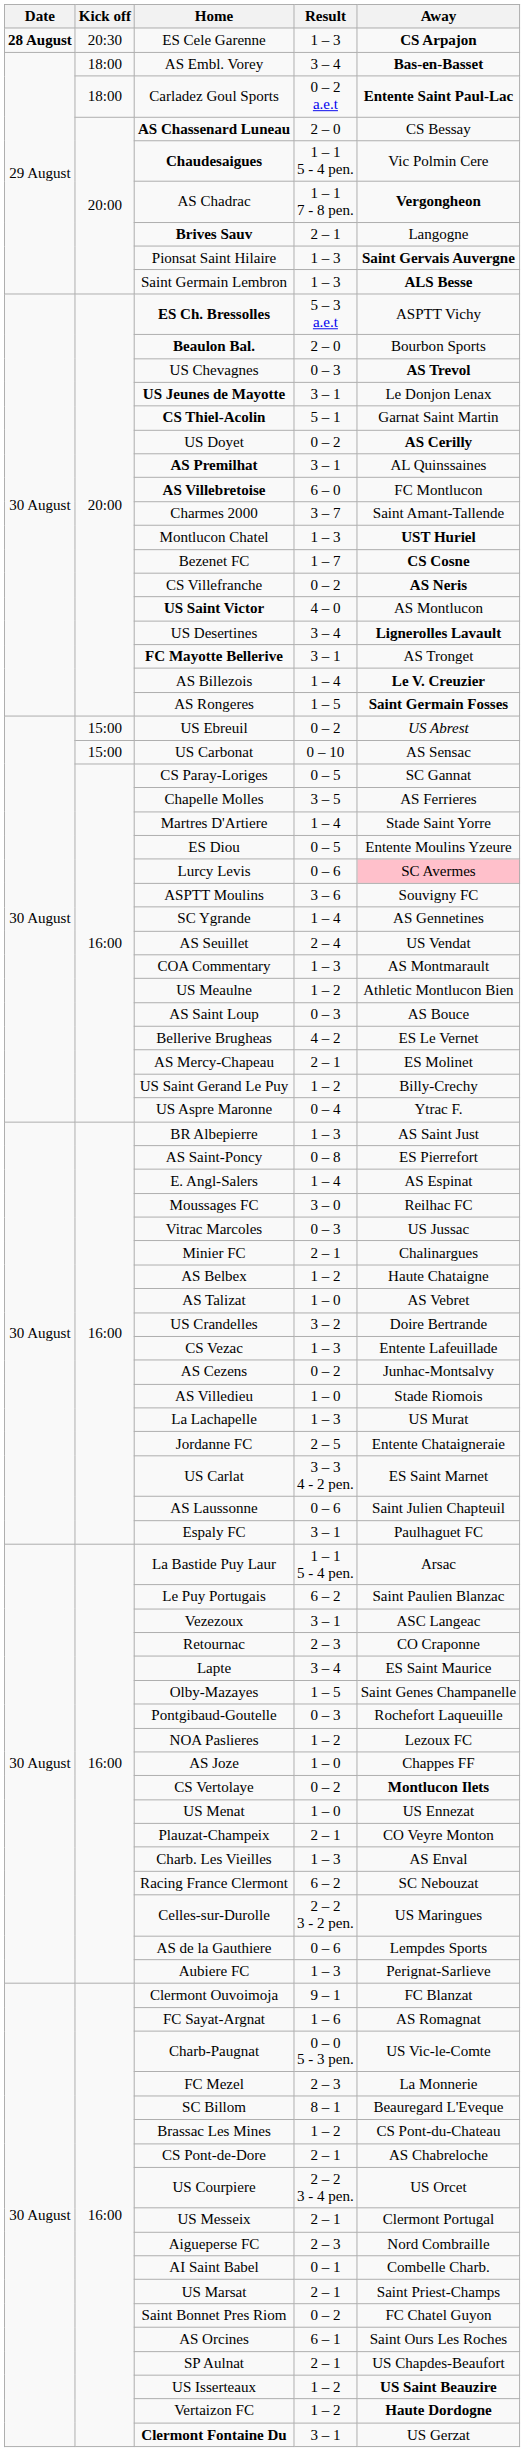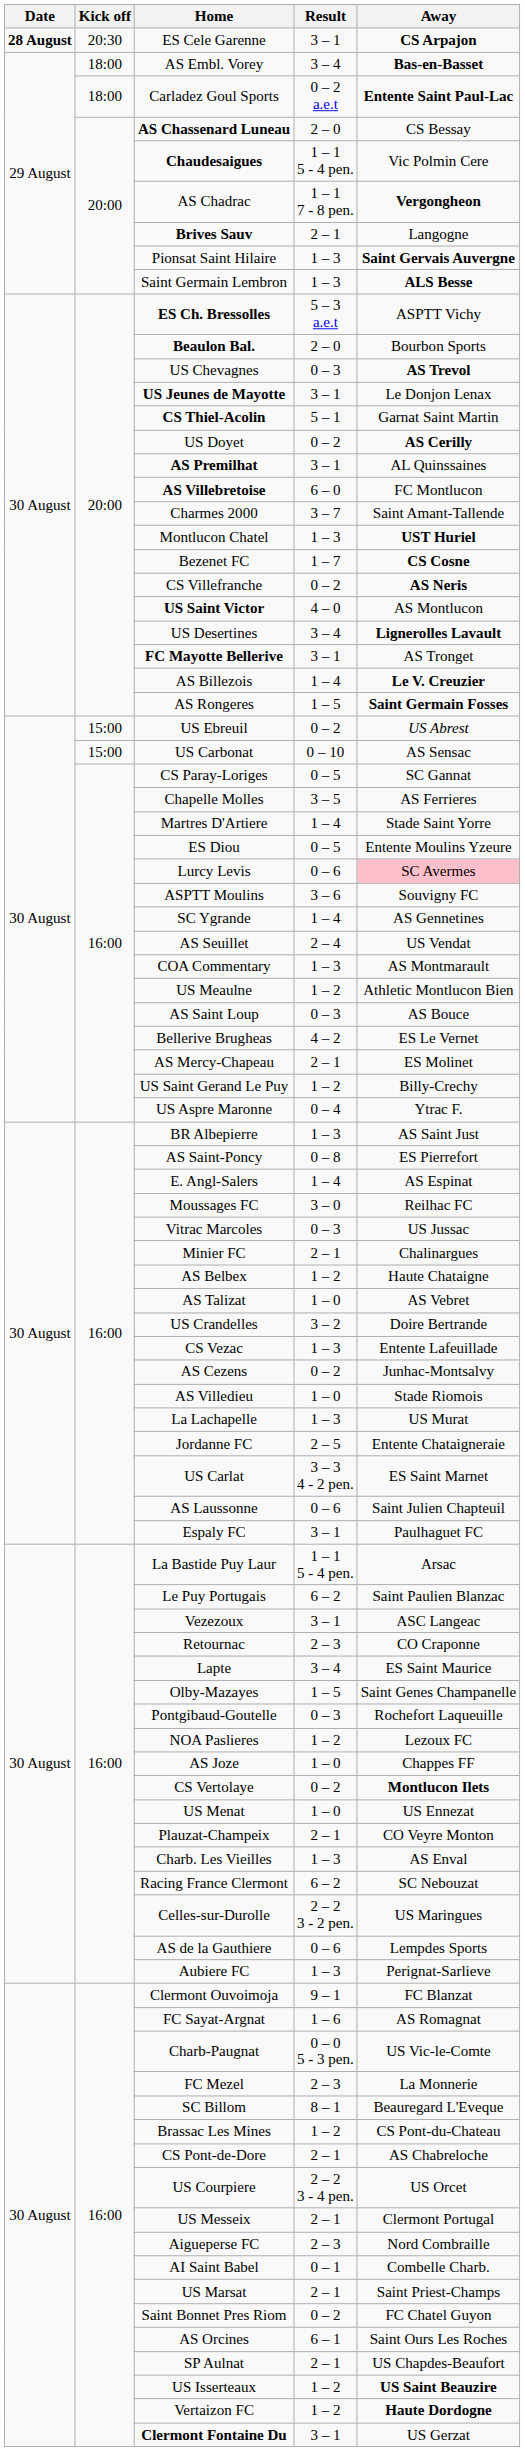(325, 40) 1 – 3 -> (325, 40) 3 – 1
